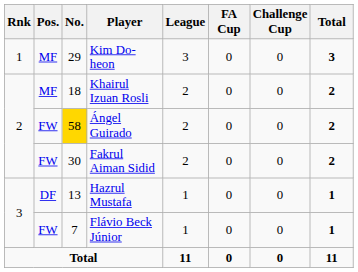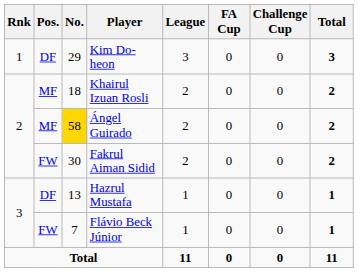(48, 56) MF -> (48, 56) DF
(48, 125) FW -> (48, 125) MF
